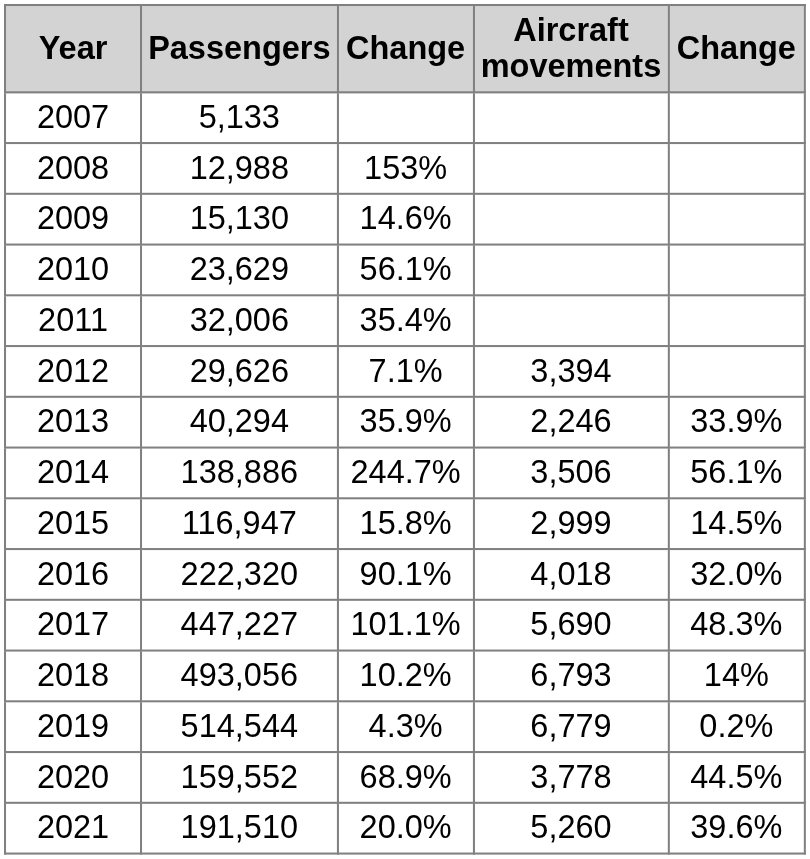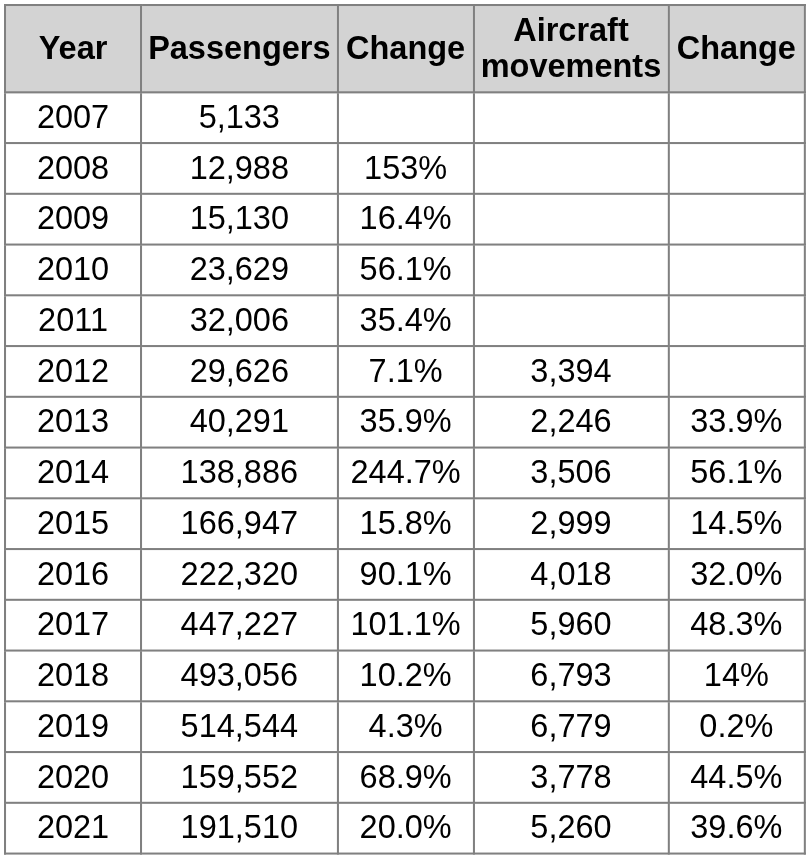(406, 218) 14.6% -> (406, 218) 16.4%
(239, 421) 40,294 -> (239, 421) 40,291
(239, 523) 116,947 -> (239, 523) 166,947
(571, 624) 5,690 -> (571, 624) 5,960
